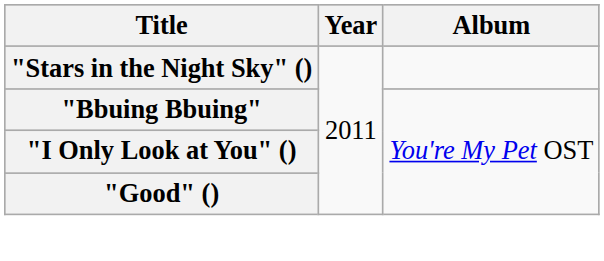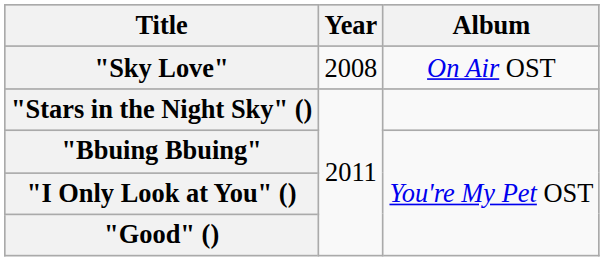+ row: (162, 67)
